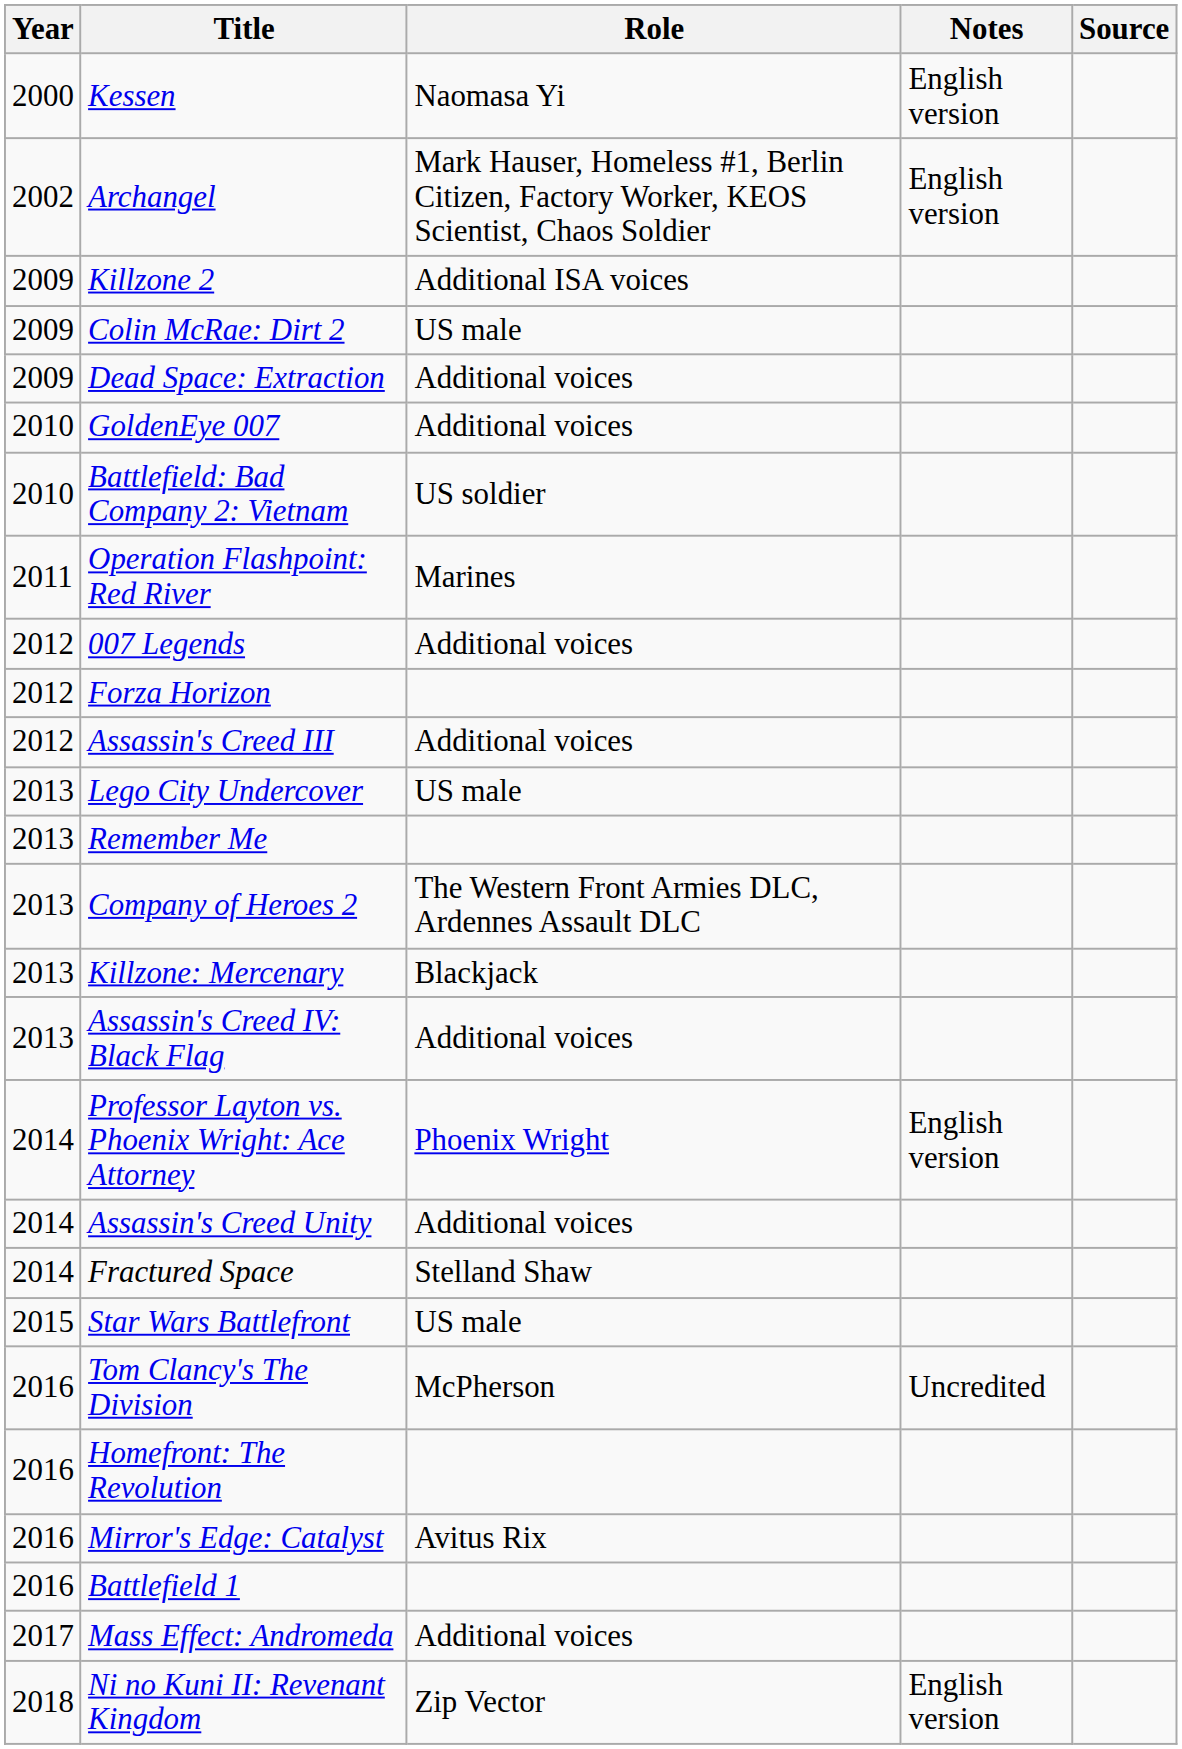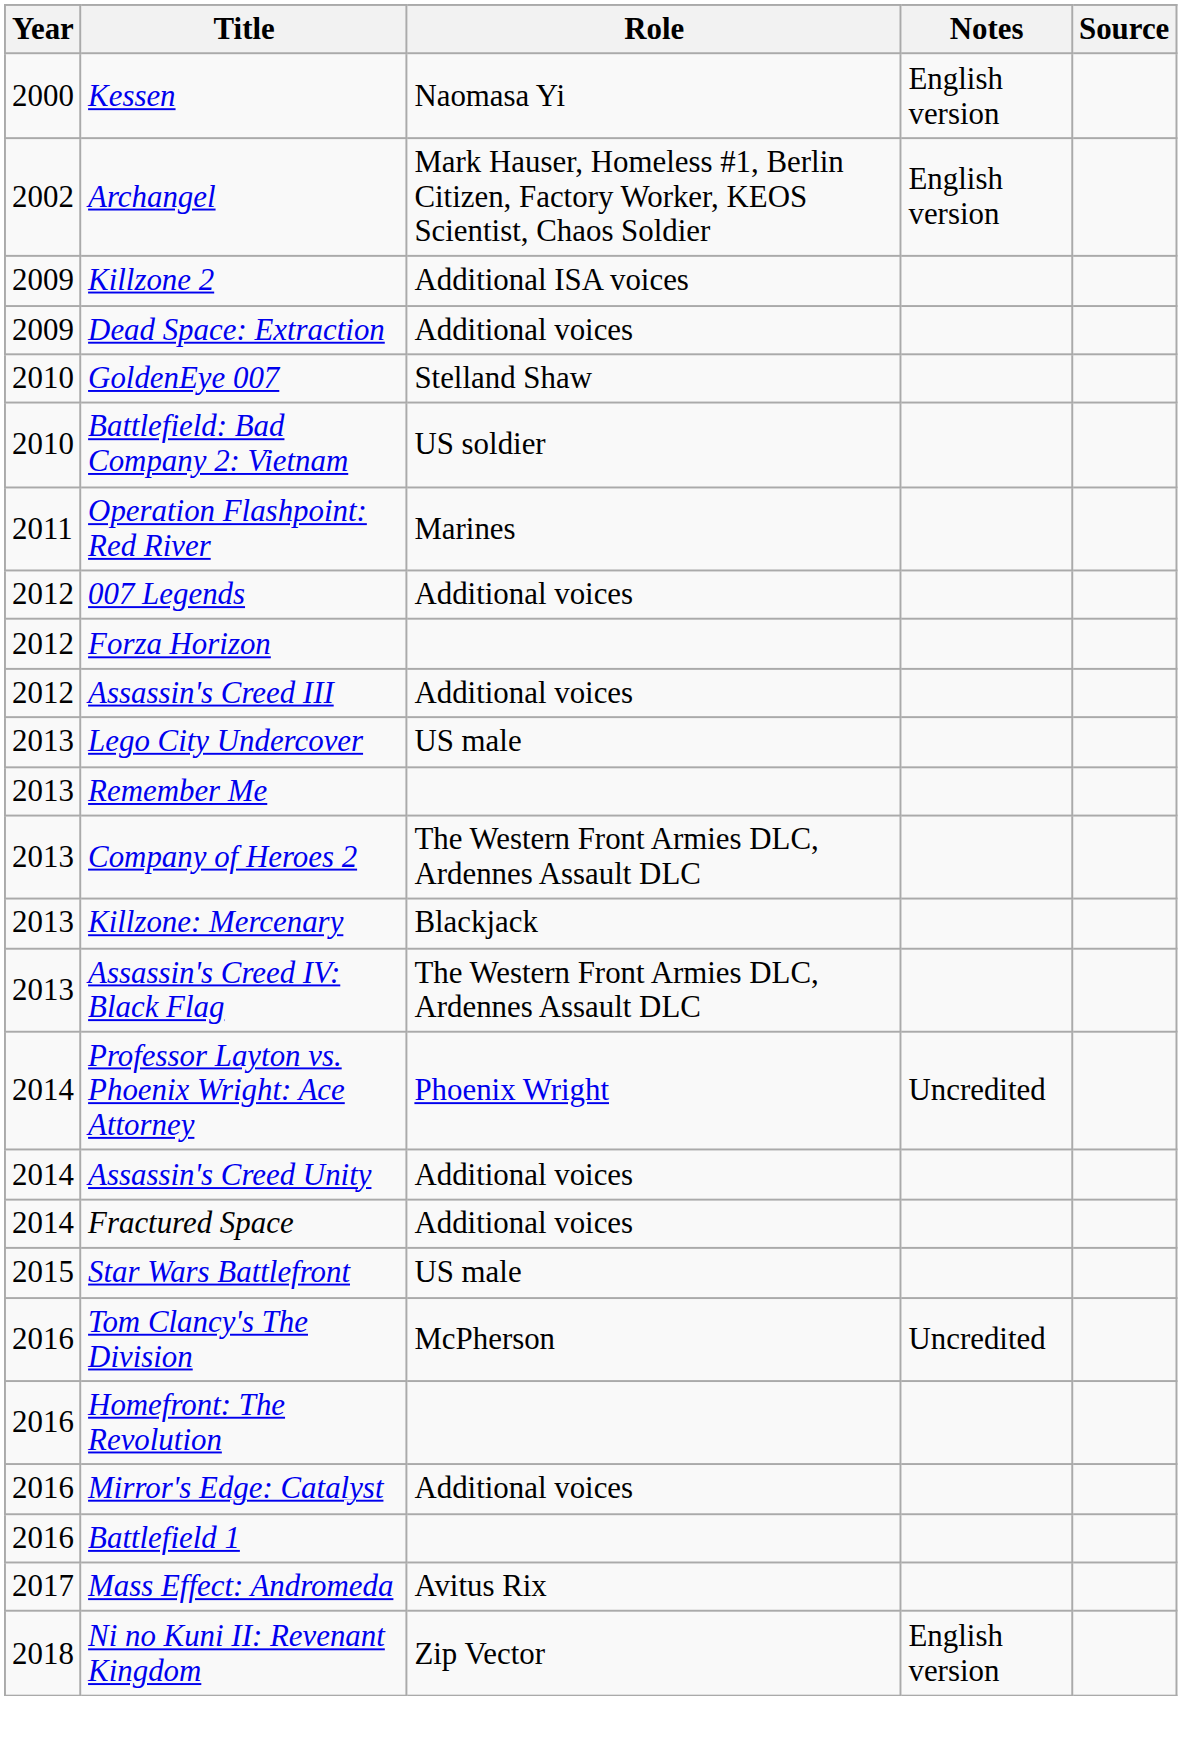- row: (216, 329)
(524, 427) Additional voices -> (503, 378) Stelland Shaw
(524, 1038) Additional voices -> (617, 989) The Western Front Armies DLC, Ardennes Assault DLC
(956, 1139) English version -> (977, 1090) Uncredited
(503, 1272) Stelland Shaw -> (524, 1223) Additional voices
(481, 1537) Avitus Rix -> (524, 1488) Additional voices
(524, 1635) Additional voices -> (481, 1586) Avitus Rix
